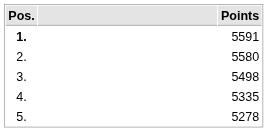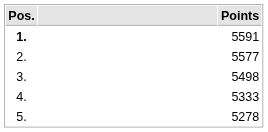(245, 56) 5580 -> (245, 56) 5577
(245, 96) 5335 -> (245, 96) 5333
